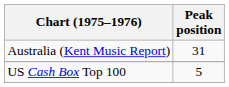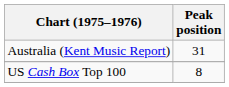(199, 72) 5 -> (199, 72) 8
